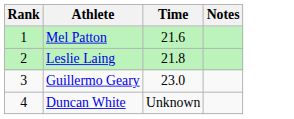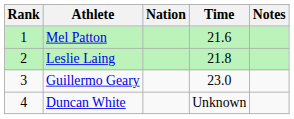+ column: (166, 15)
